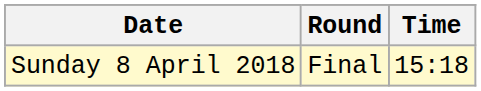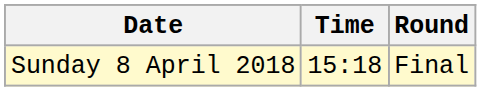columns swapped: (432, 25) <-> (345, 25)
